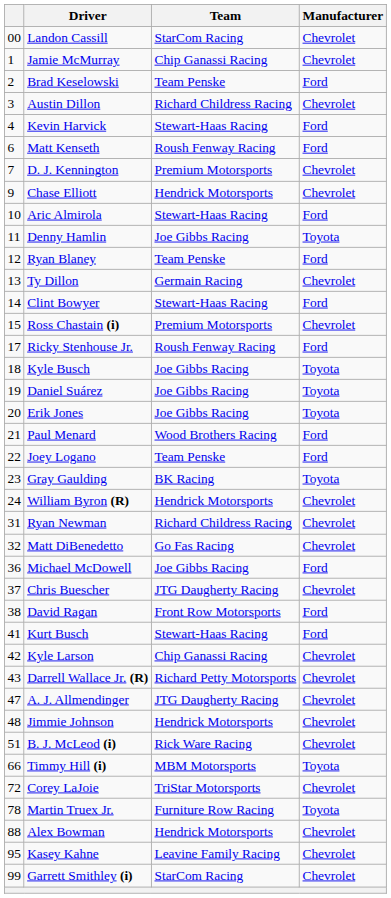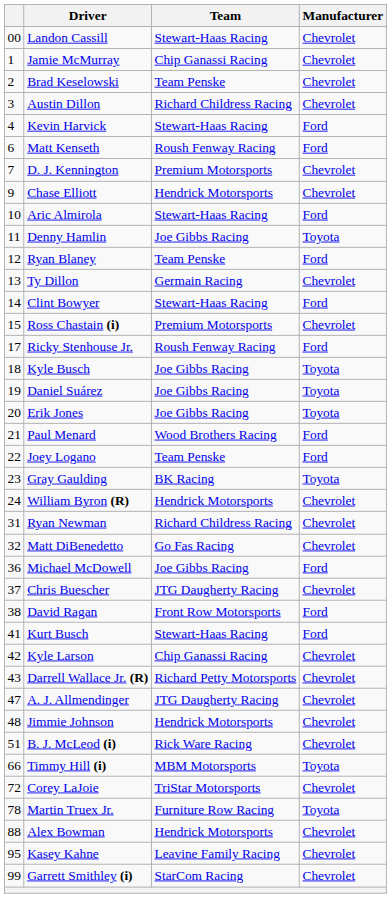(199, 37) StarCom Racing -> (211, 37) Stewart-Haas Racing
(315, 81) Ford -> (329, 81) Chevrolet
